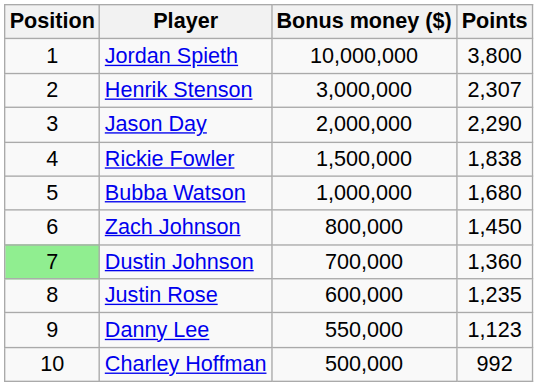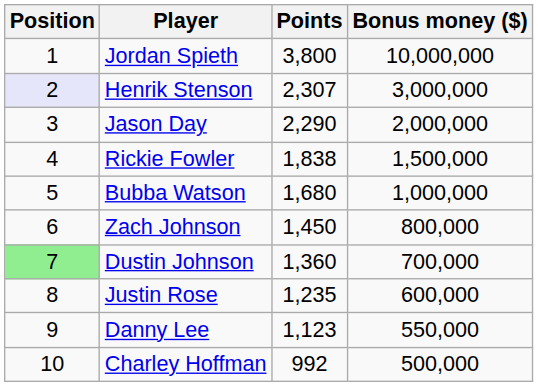columns swapped: (495, 21) <-> (364, 21)
(52, 90) no background -> (52, 90) lavender background
